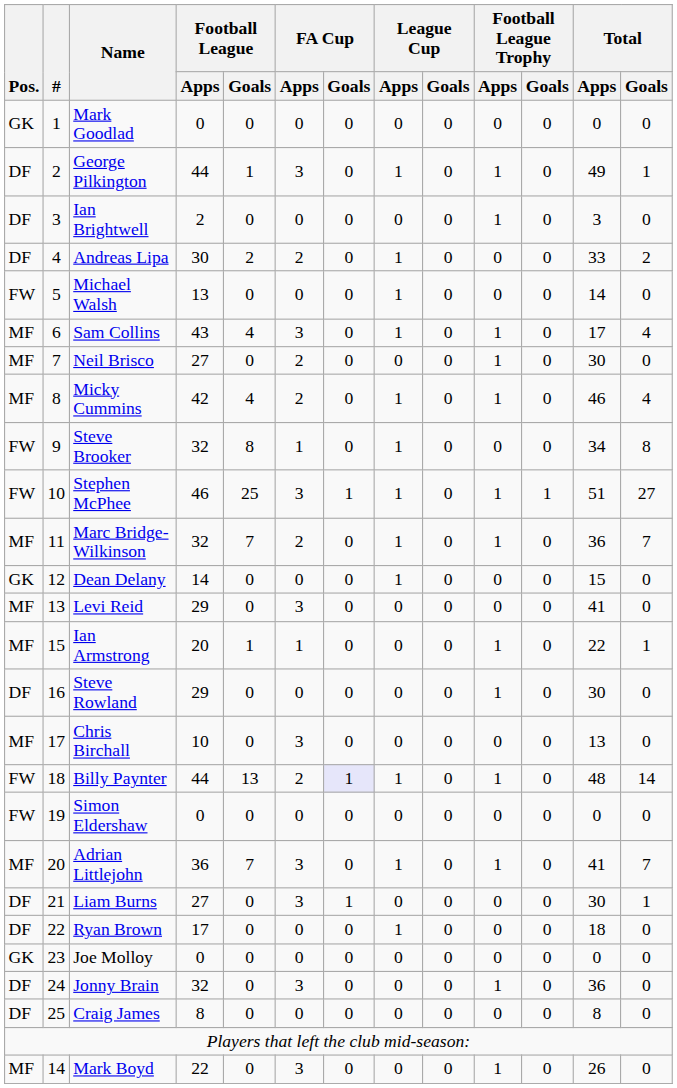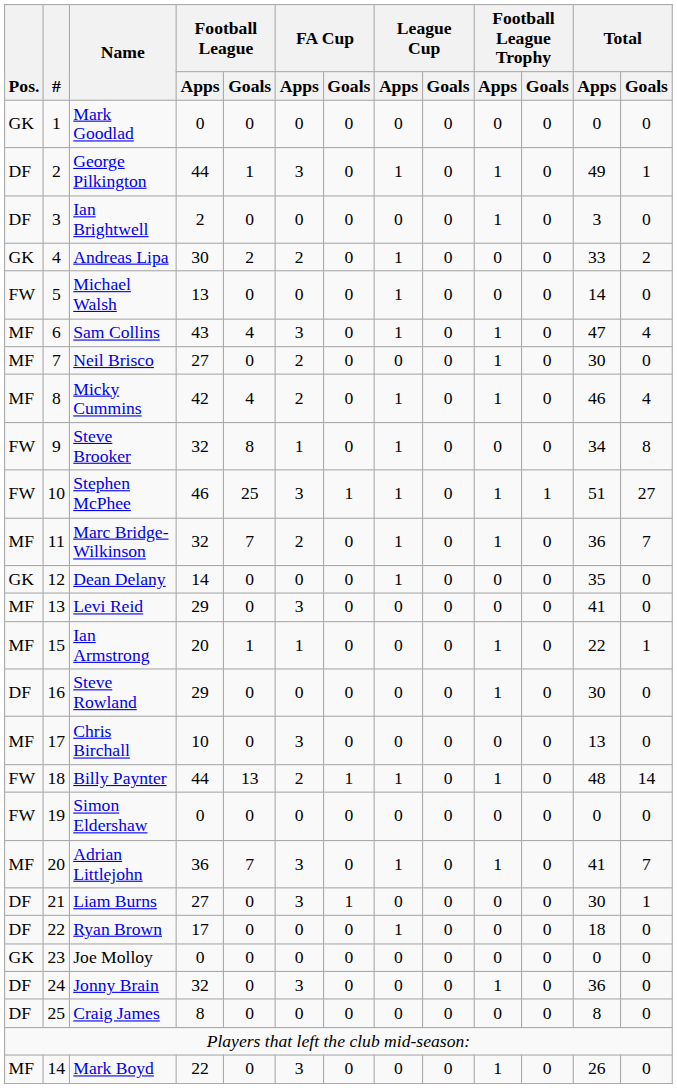(20, 257) DF -> (21, 257) GK
(597, 332) 17 -> (597, 332) 47
(597, 579) 15 -> (597, 579) 35
(349, 778) lavender background -> (349, 778) no background
